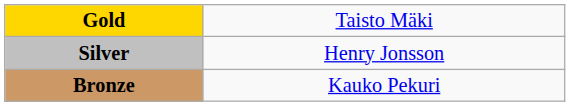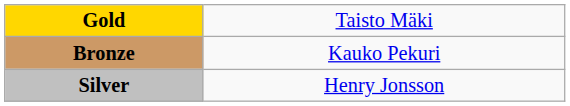rows swapped: (104, 52) <-> (104, 85)
